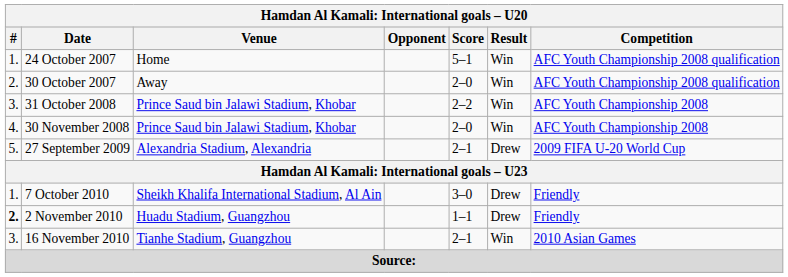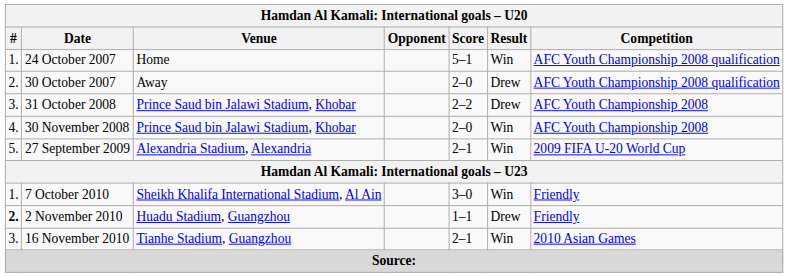(502, 82) Win -> (505, 82) Drew
(502, 104) Win -> (505, 104) Drew
(505, 149) Drew -> (502, 149) Win
(505, 194) Drew -> (502, 194) Win
